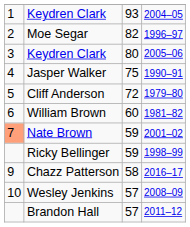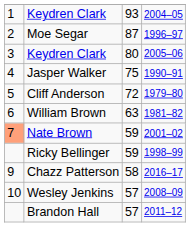(132, 34) 82 -> (132, 34) 87
(132, 113) 60 -> (132, 113) 63
